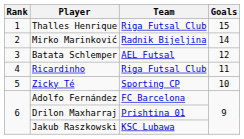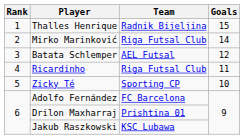(164, 26) Riga Futsal Club -> (164, 26) Radnik Bijeljina
(164, 40) Radnik Bijeljina -> (164, 40) Riga Futsal Club
